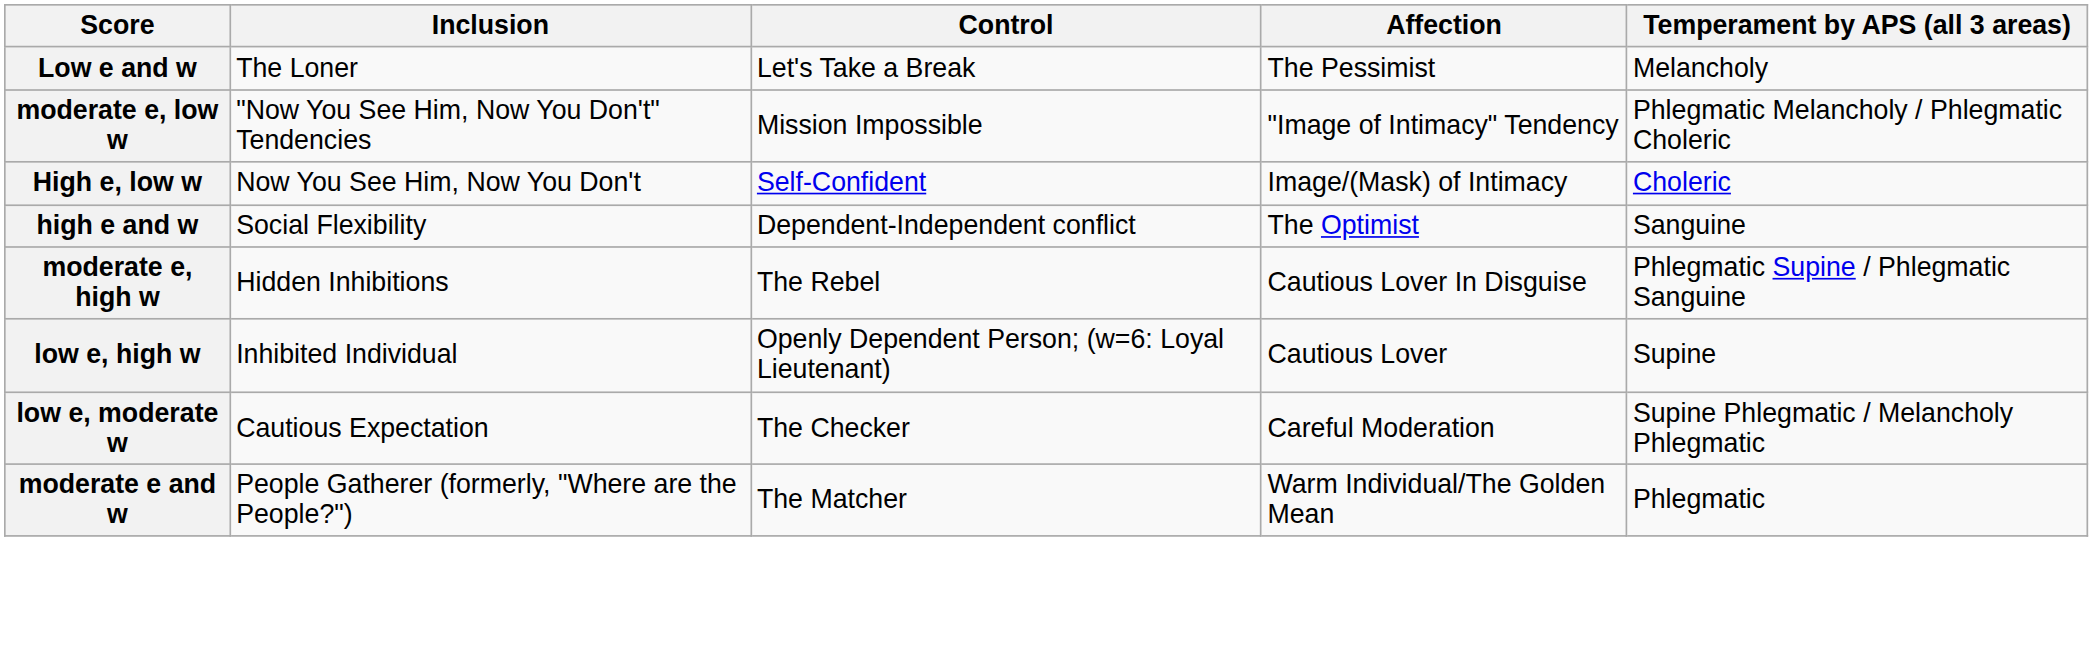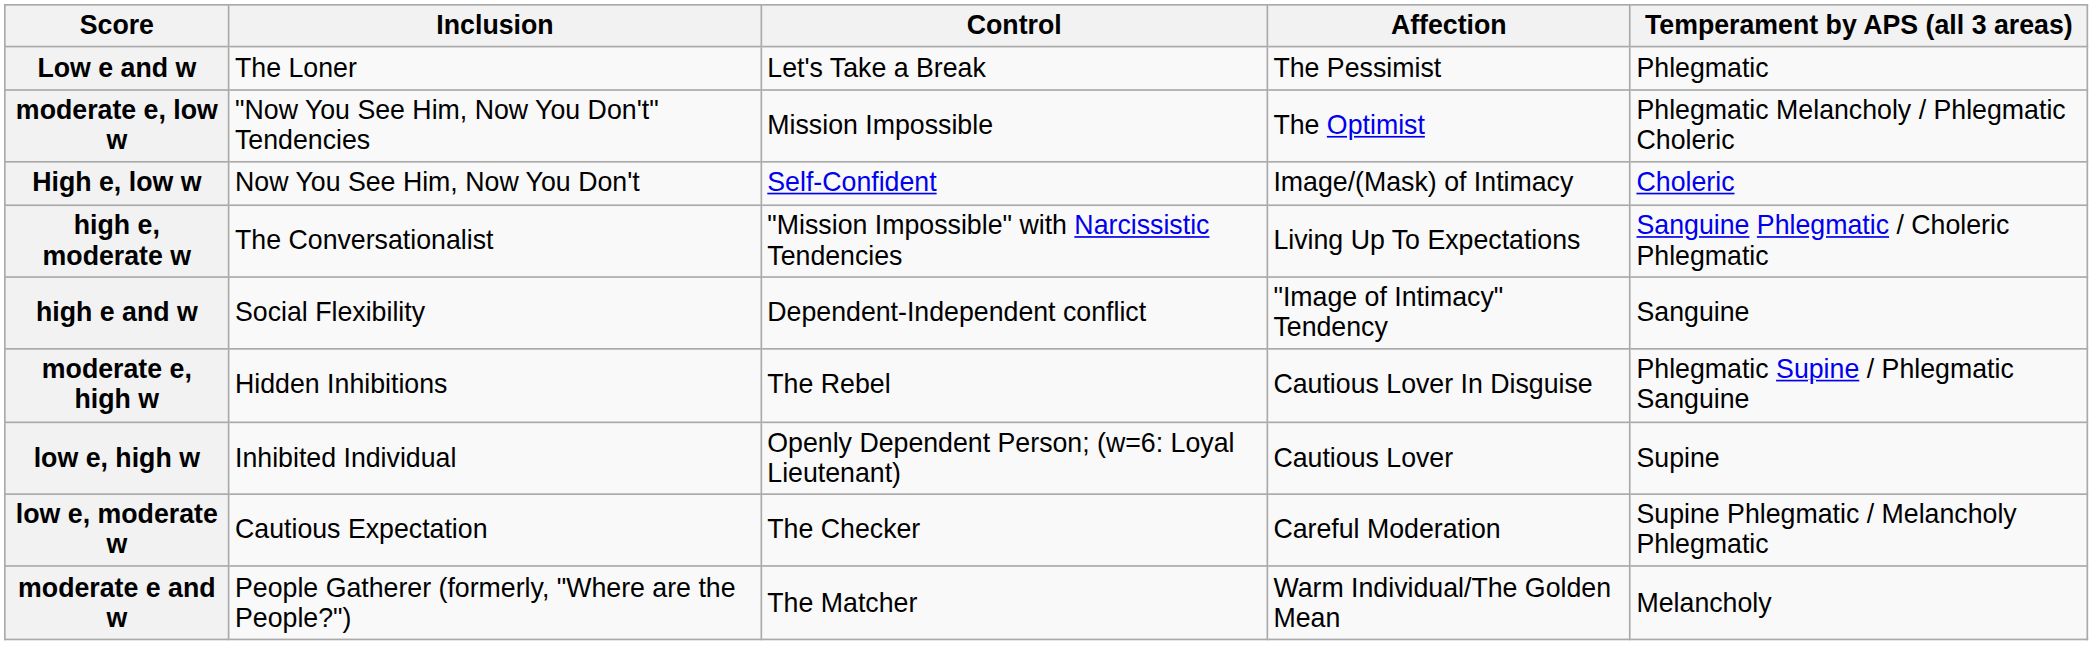(1701, 68) Melancholy -> (1703, 68) Phlegmatic
(1443, 125) "Image of Intimacy" Tendency -> (1349, 125) The Optimist
+ row: (117, 240)
(1343, 225) The Optimist -> (1388, 312) "Image of Intimacy" Tendency
(1699, 499) Phlegmatic -> (1704, 602) Melancholy
